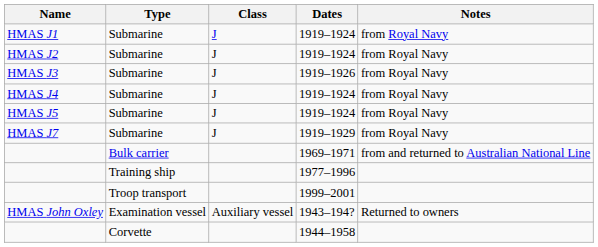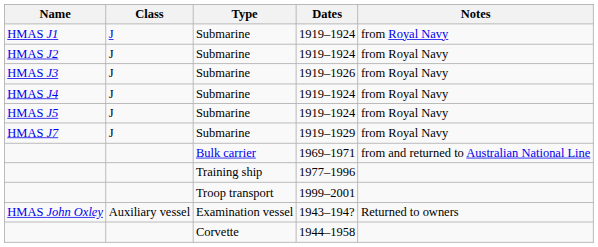columns swapped: (157, 14) <-> (253, 14)
